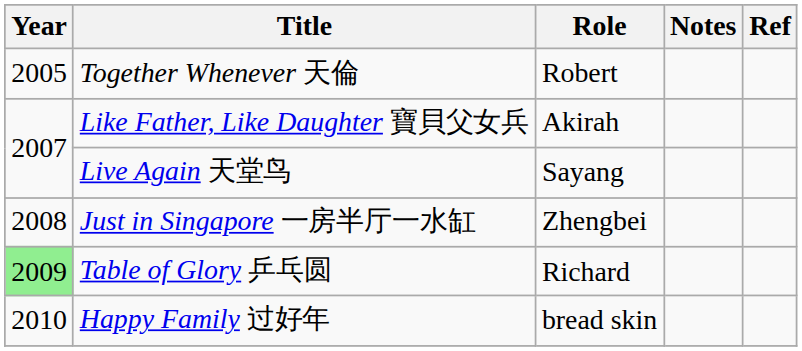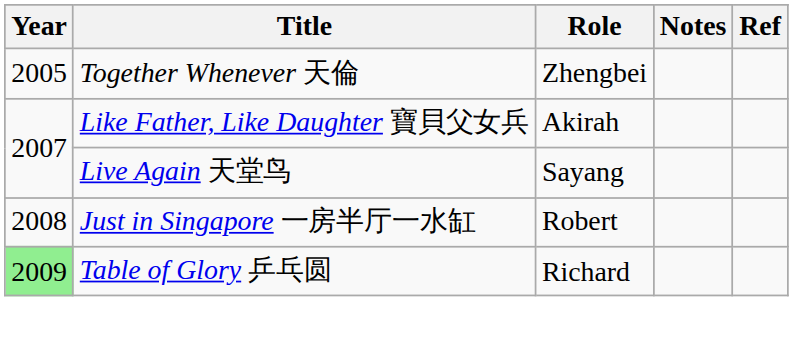(580, 73) Robert -> (594, 73) Zhengbei
(594, 221) Zhengbei -> (580, 221) Robert
- row: (205, 319)
